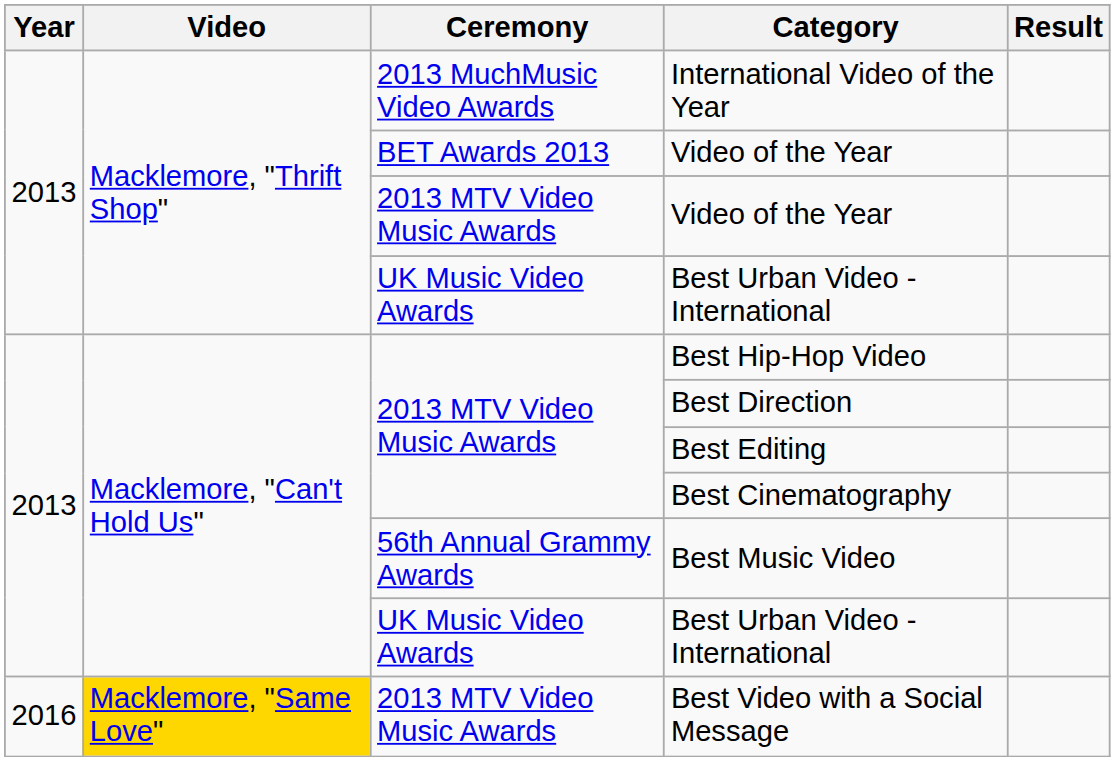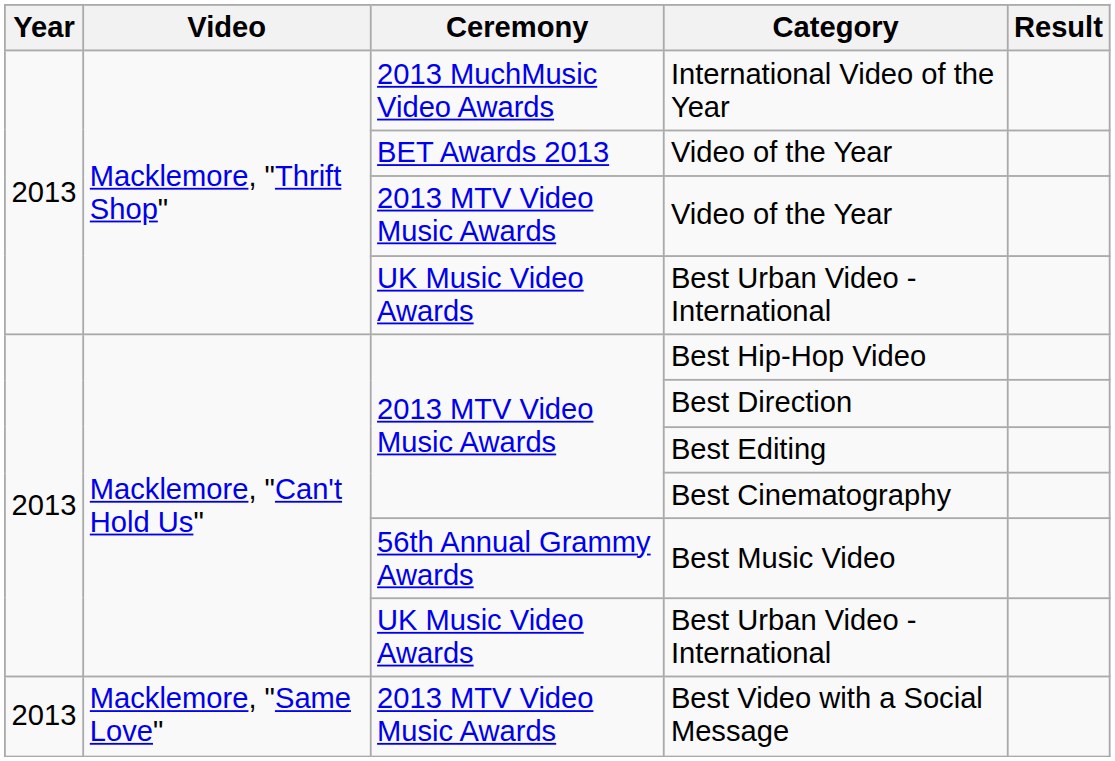(44, 715) 2016 -> (44, 715) 2013
(220, 715) gold background -> (220, 715) no background
